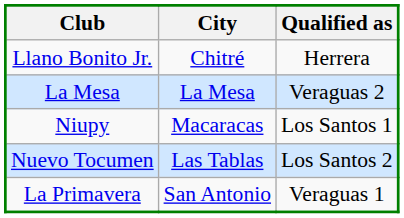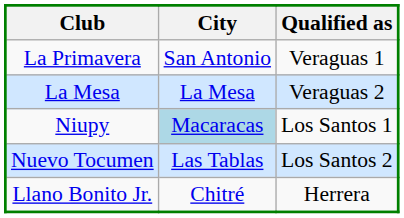rows swapped: (82, 57) <-> (82, 194)
(217, 125) no background -> (217, 125) lightblue background
